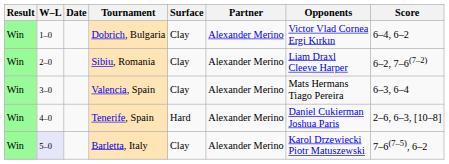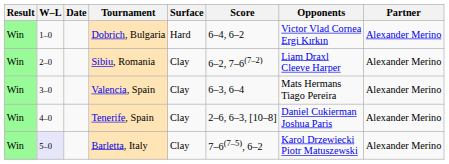columns swapped: (246, 12) <-> (407, 12)
(180, 34) Clay -> (180, 34) Hard
(180, 117) Hard -> (180, 117) Clay
